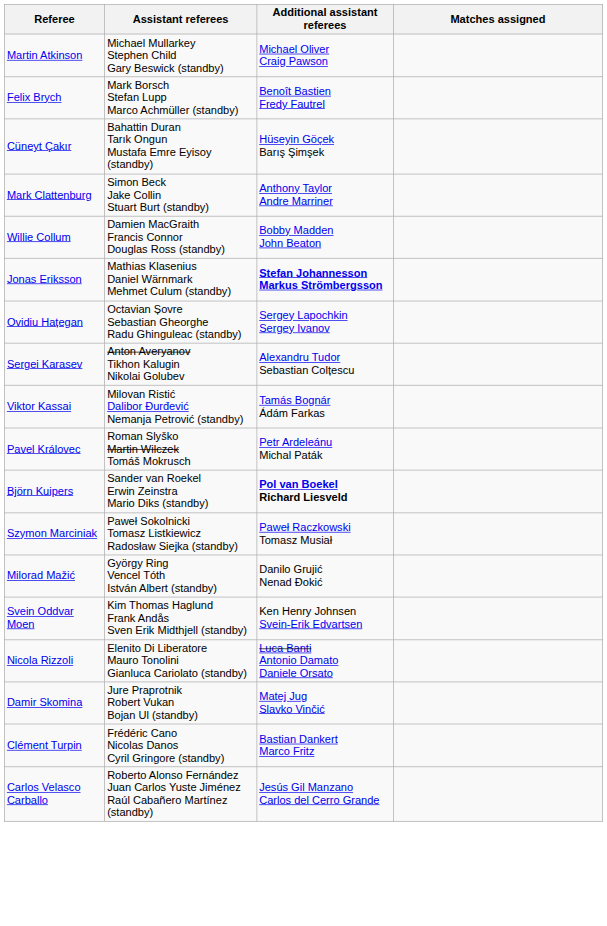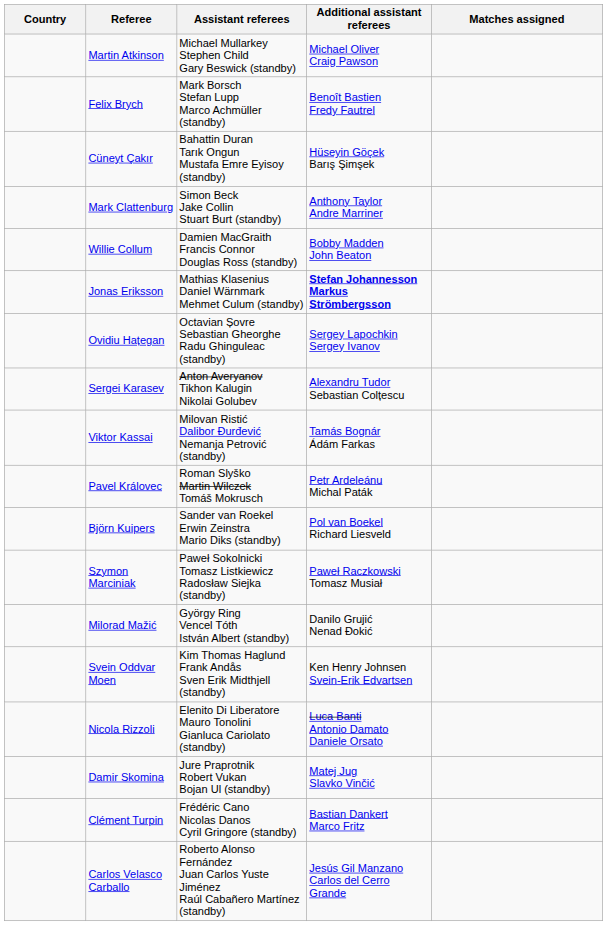+ column: (45, 19)
(303, 491) bold -> (350, 528) normal
